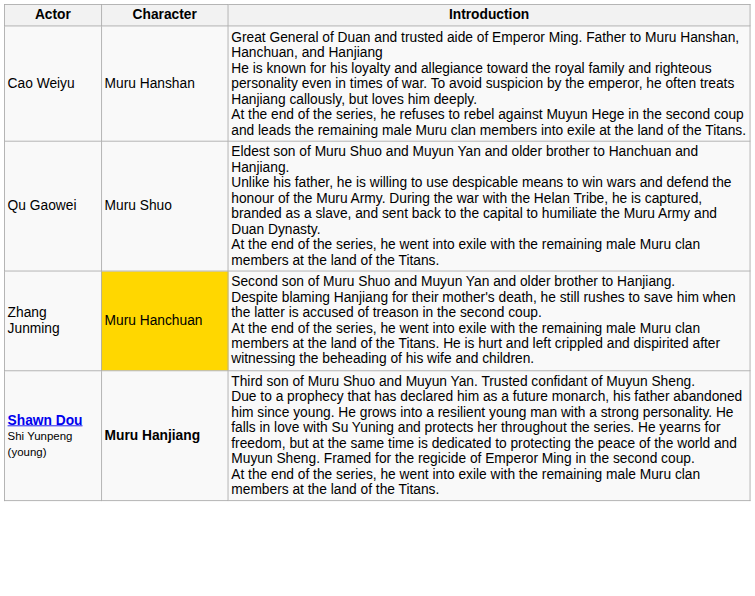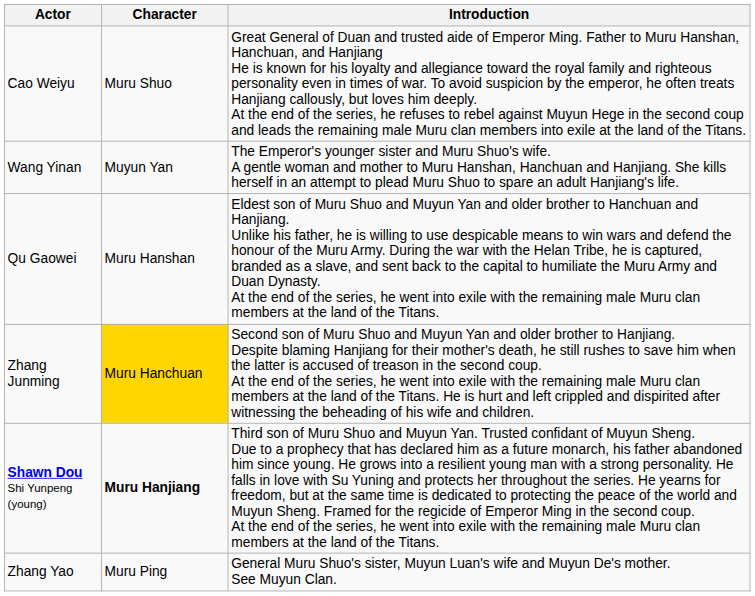(150, 83) Muru Hanshan -> (138, 83) Muru Shuo
+ row: (44, 167)
(138, 206) Muru Shuo -> (150, 258) Muru Hanshan
+ row: (41, 572)
